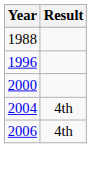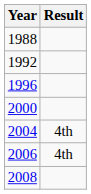+ row: (22, 62)
+ row: (22, 177)
